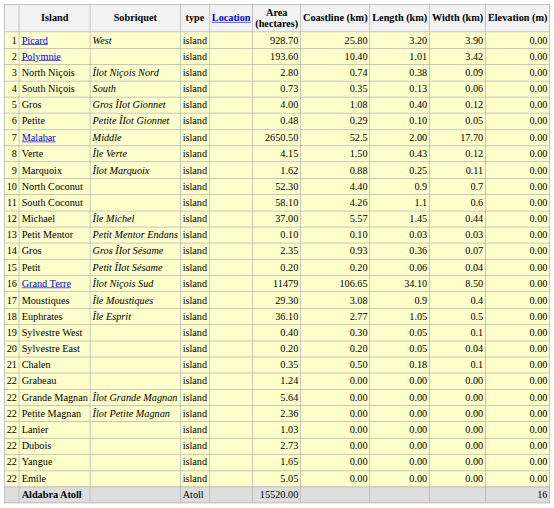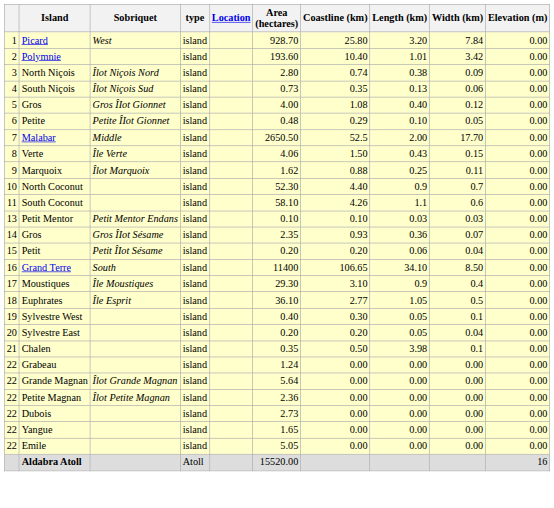(474, 40) 3.90 -> (474, 40) 7.84
(104, 89) South -> (123, 89) Îlot Niçois Sud
(289, 154) 4.15 -> (289, 154) 4.06
(474, 154) 0.12 -> (474, 154) 0.15
- row: (12, 219)
(123, 283) Îlot Niçois Sud -> (104, 267) South
(286, 283) 11479 -> (286, 267) 11400
(359, 300) 3.08 -> (359, 283) 3.10
(418, 365) 0.18 -> (418, 348) 3.98
- row: (12, 430)
